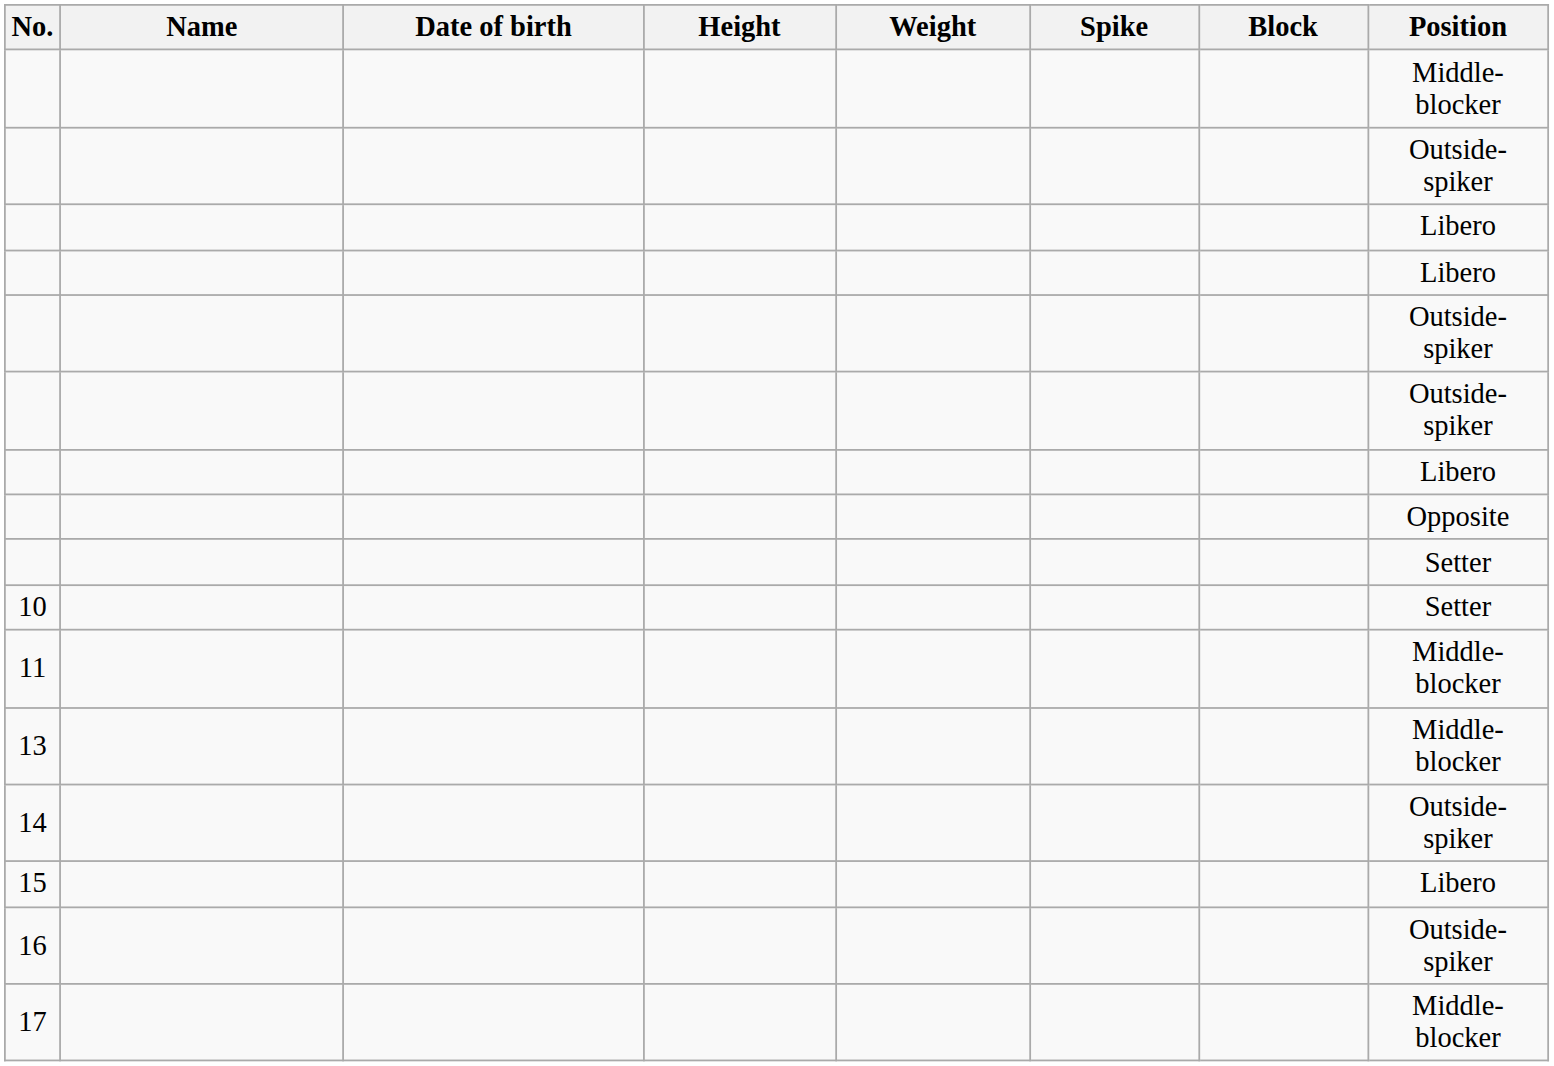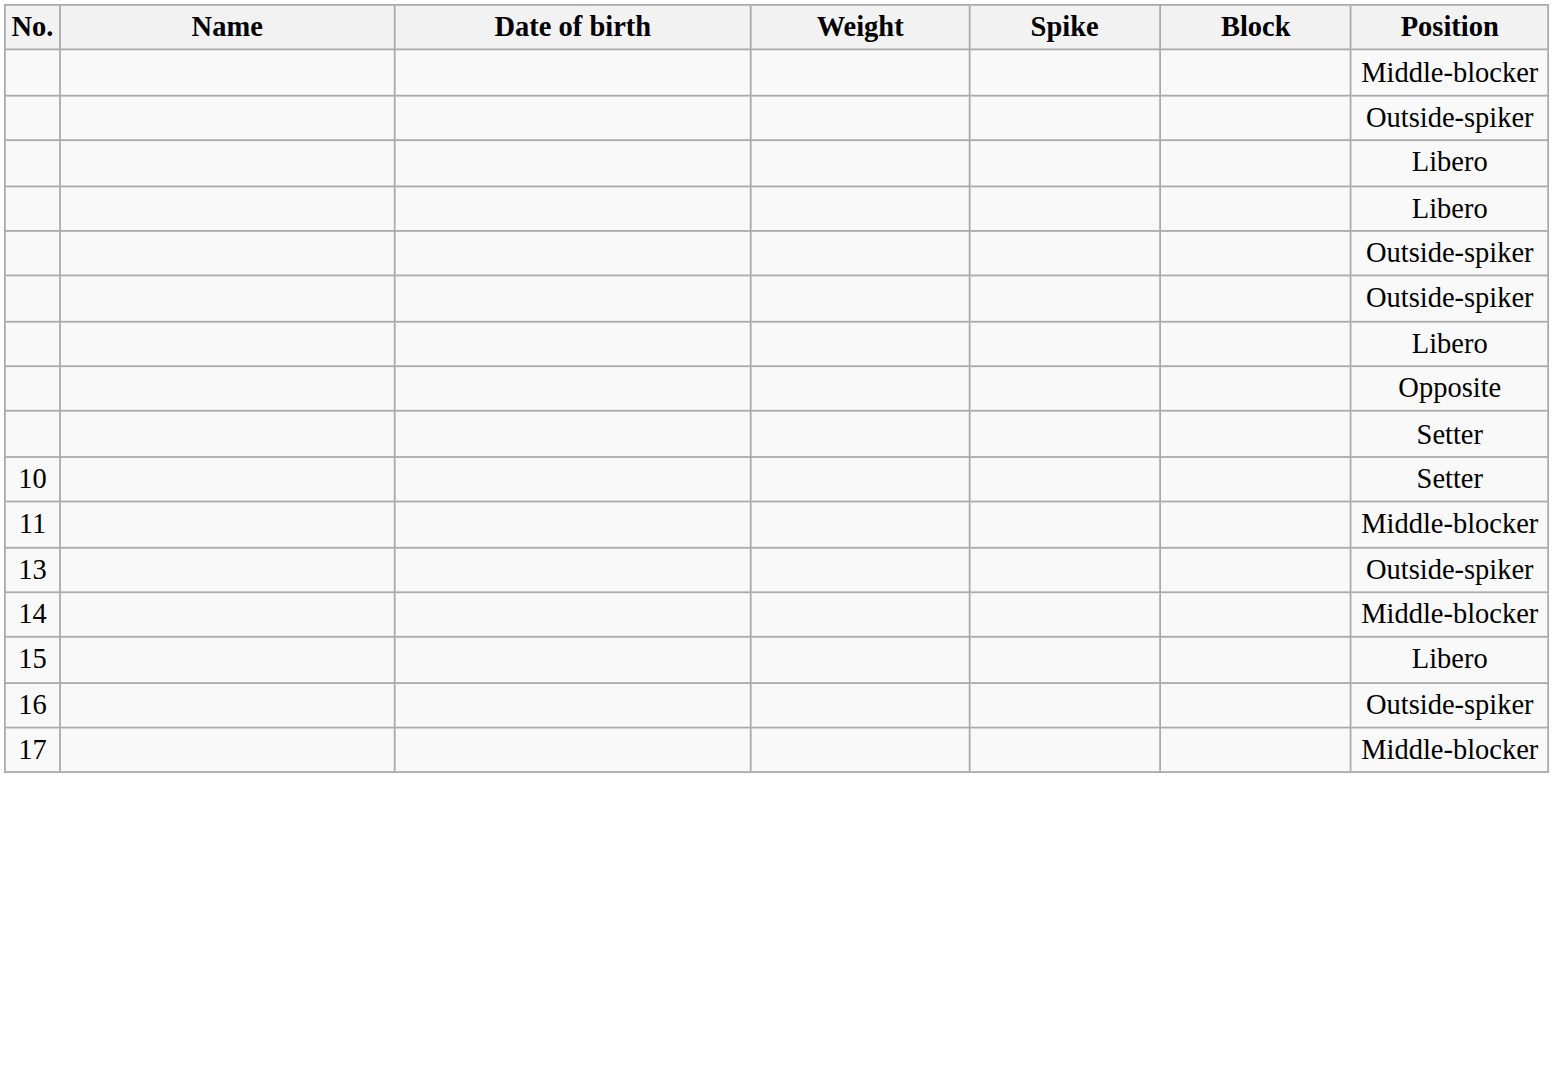- column: (739, 27)
(1458, 745) Middle-blocker -> (1450, 569) Outside-spiker
(1458, 822) Outside-spiker -> (1450, 614) Middle-blocker
